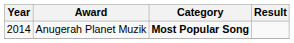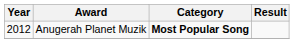(19, 30) 2014 -> (19, 30) 2012
